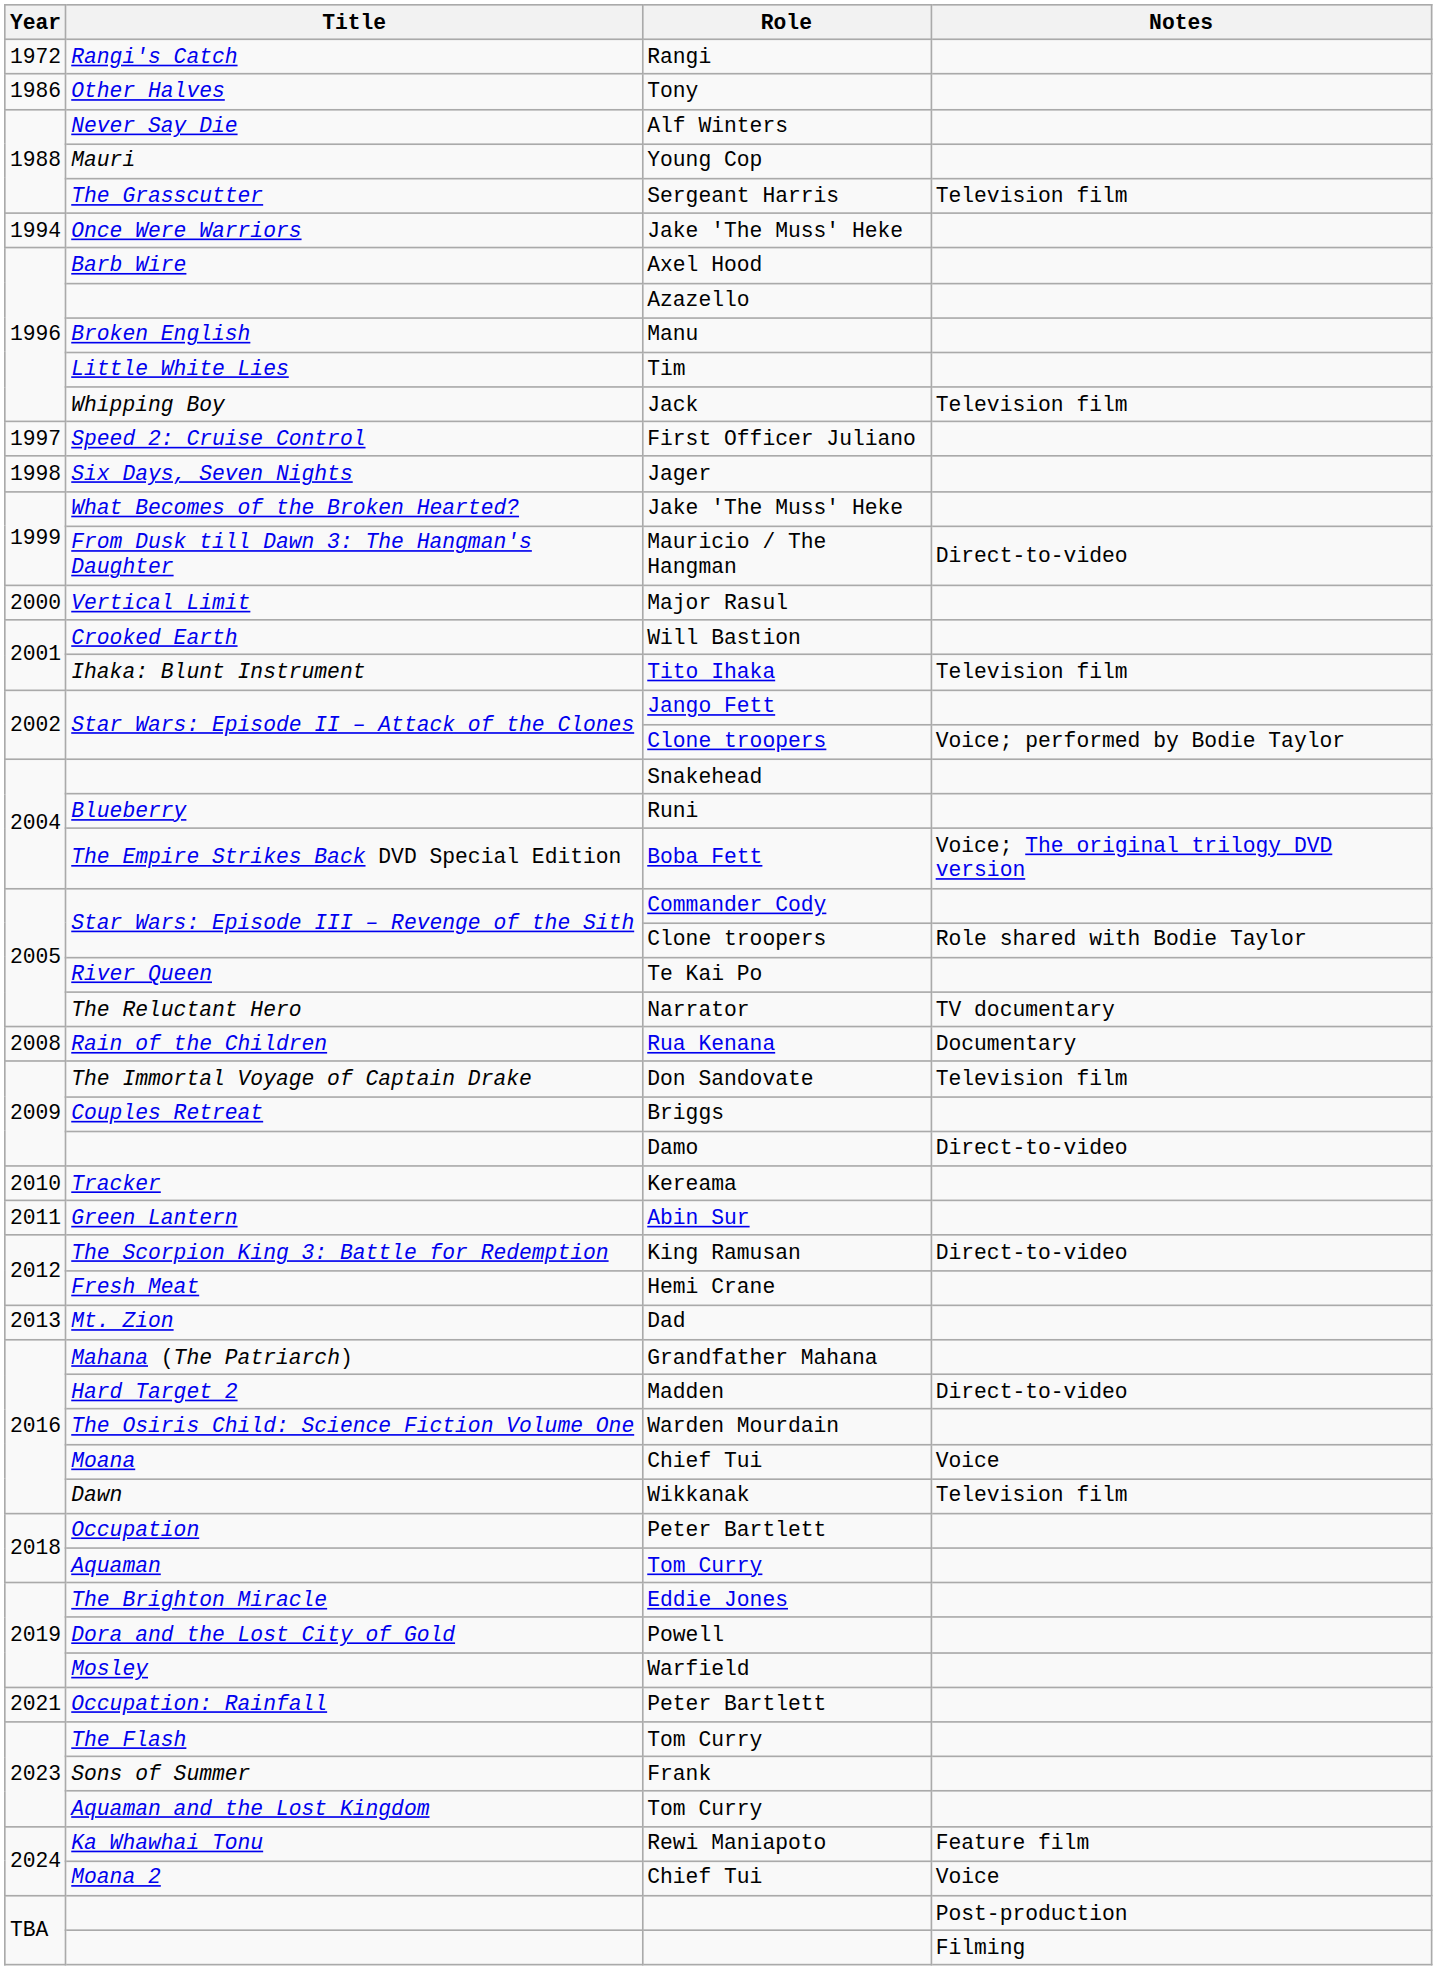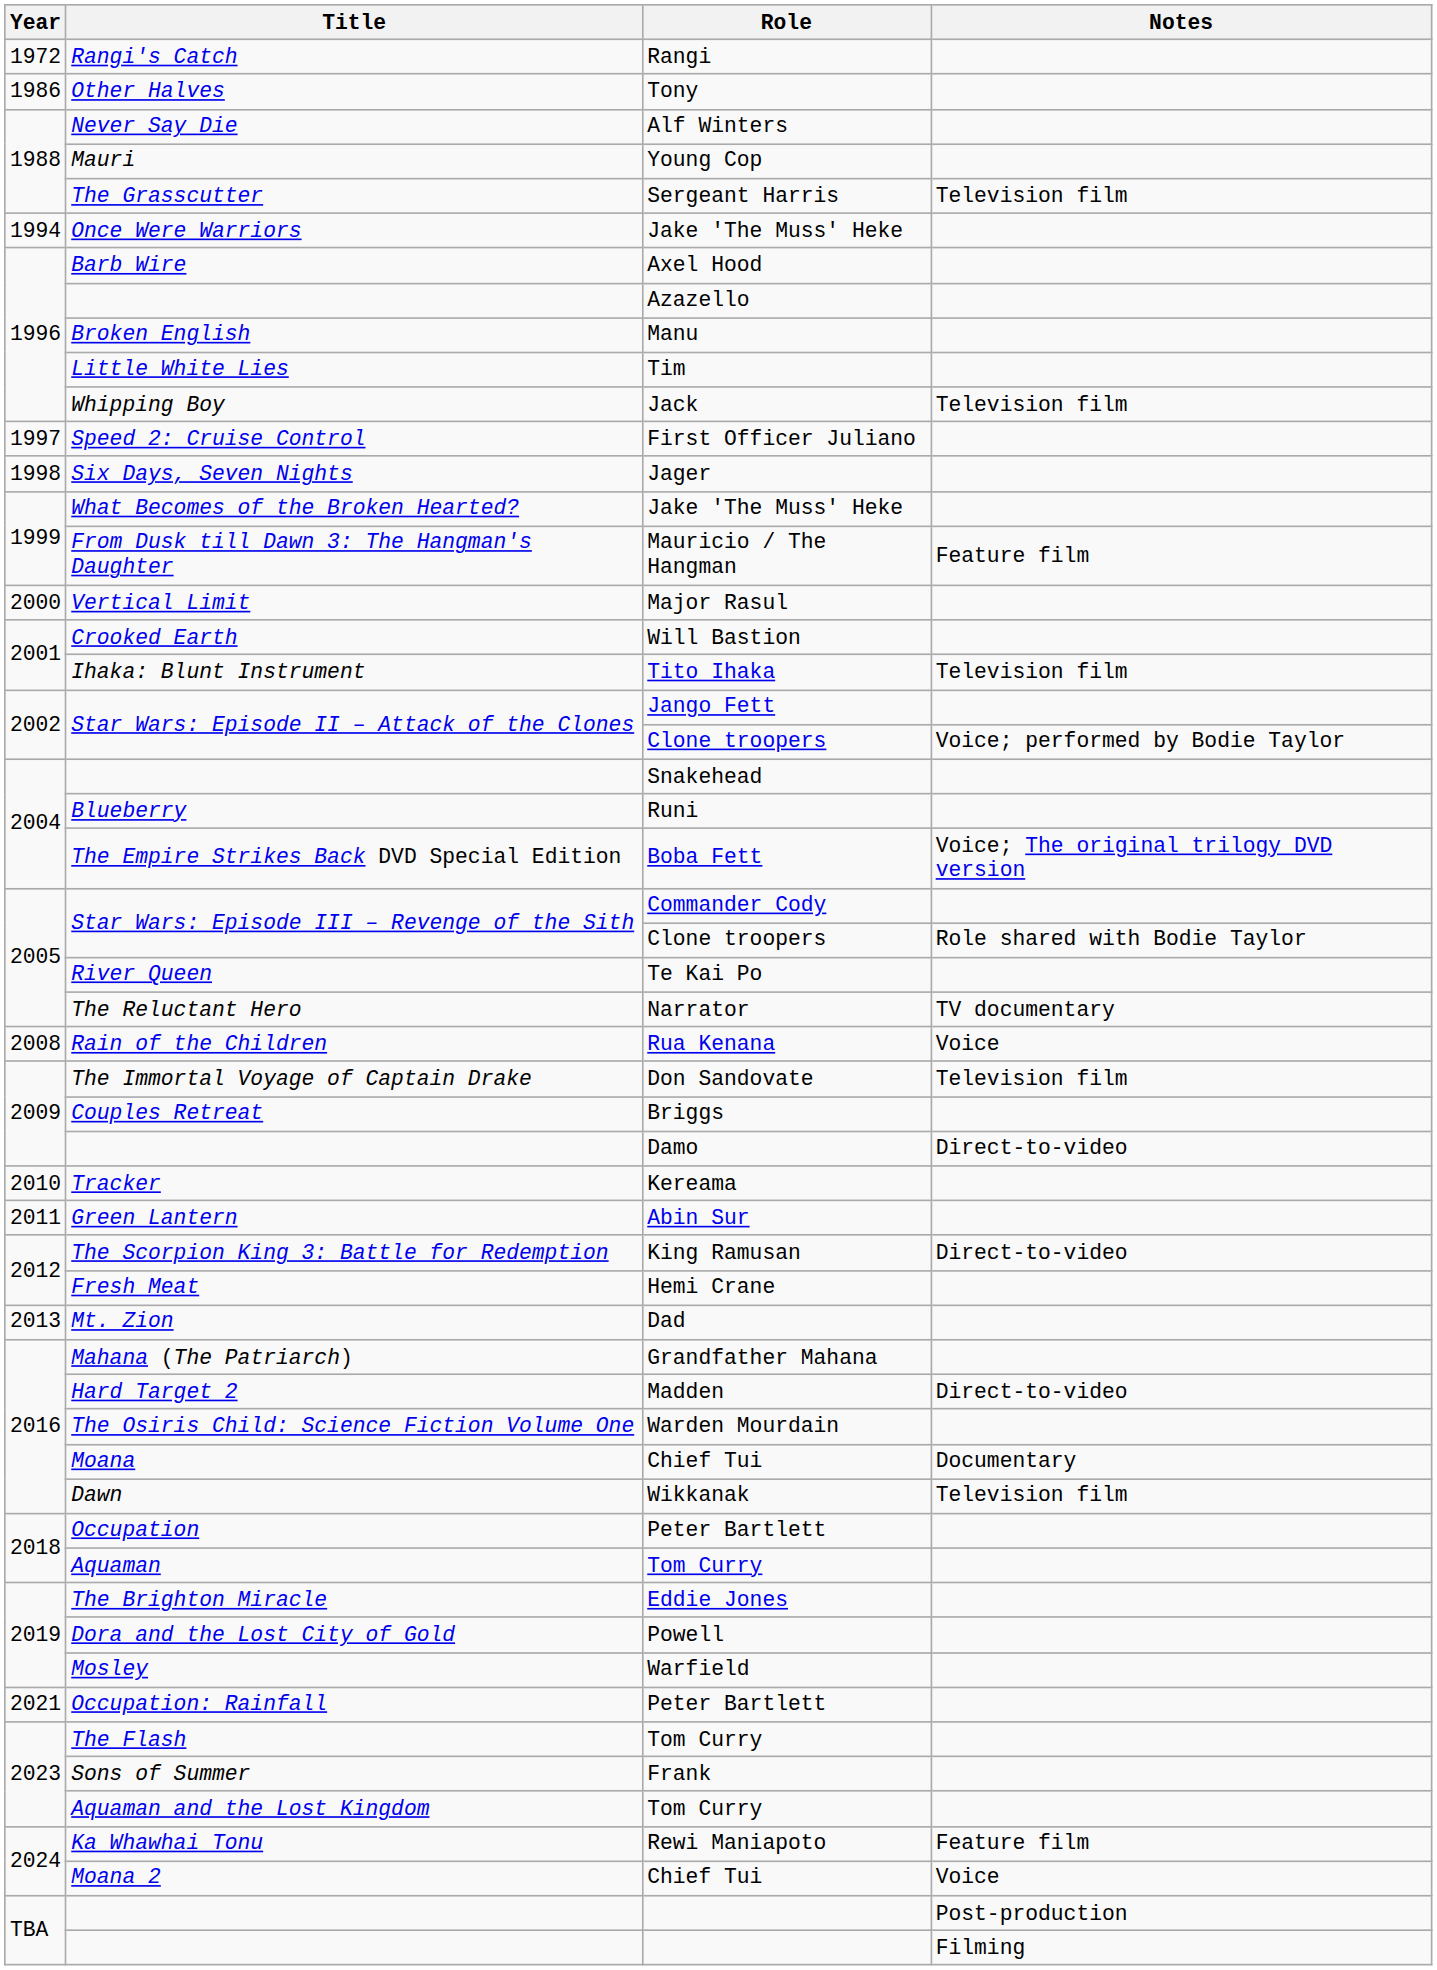(1032, 556) Direct-to-video -> (1012, 556) Feature film
(1006, 1044) Documentary -> (968, 1044) Voice
(968, 1461) Voice -> (1006, 1461) Documentary
